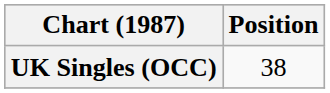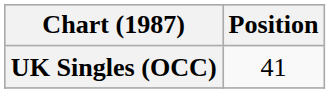(274, 66) 38 -> (274, 66) 41
